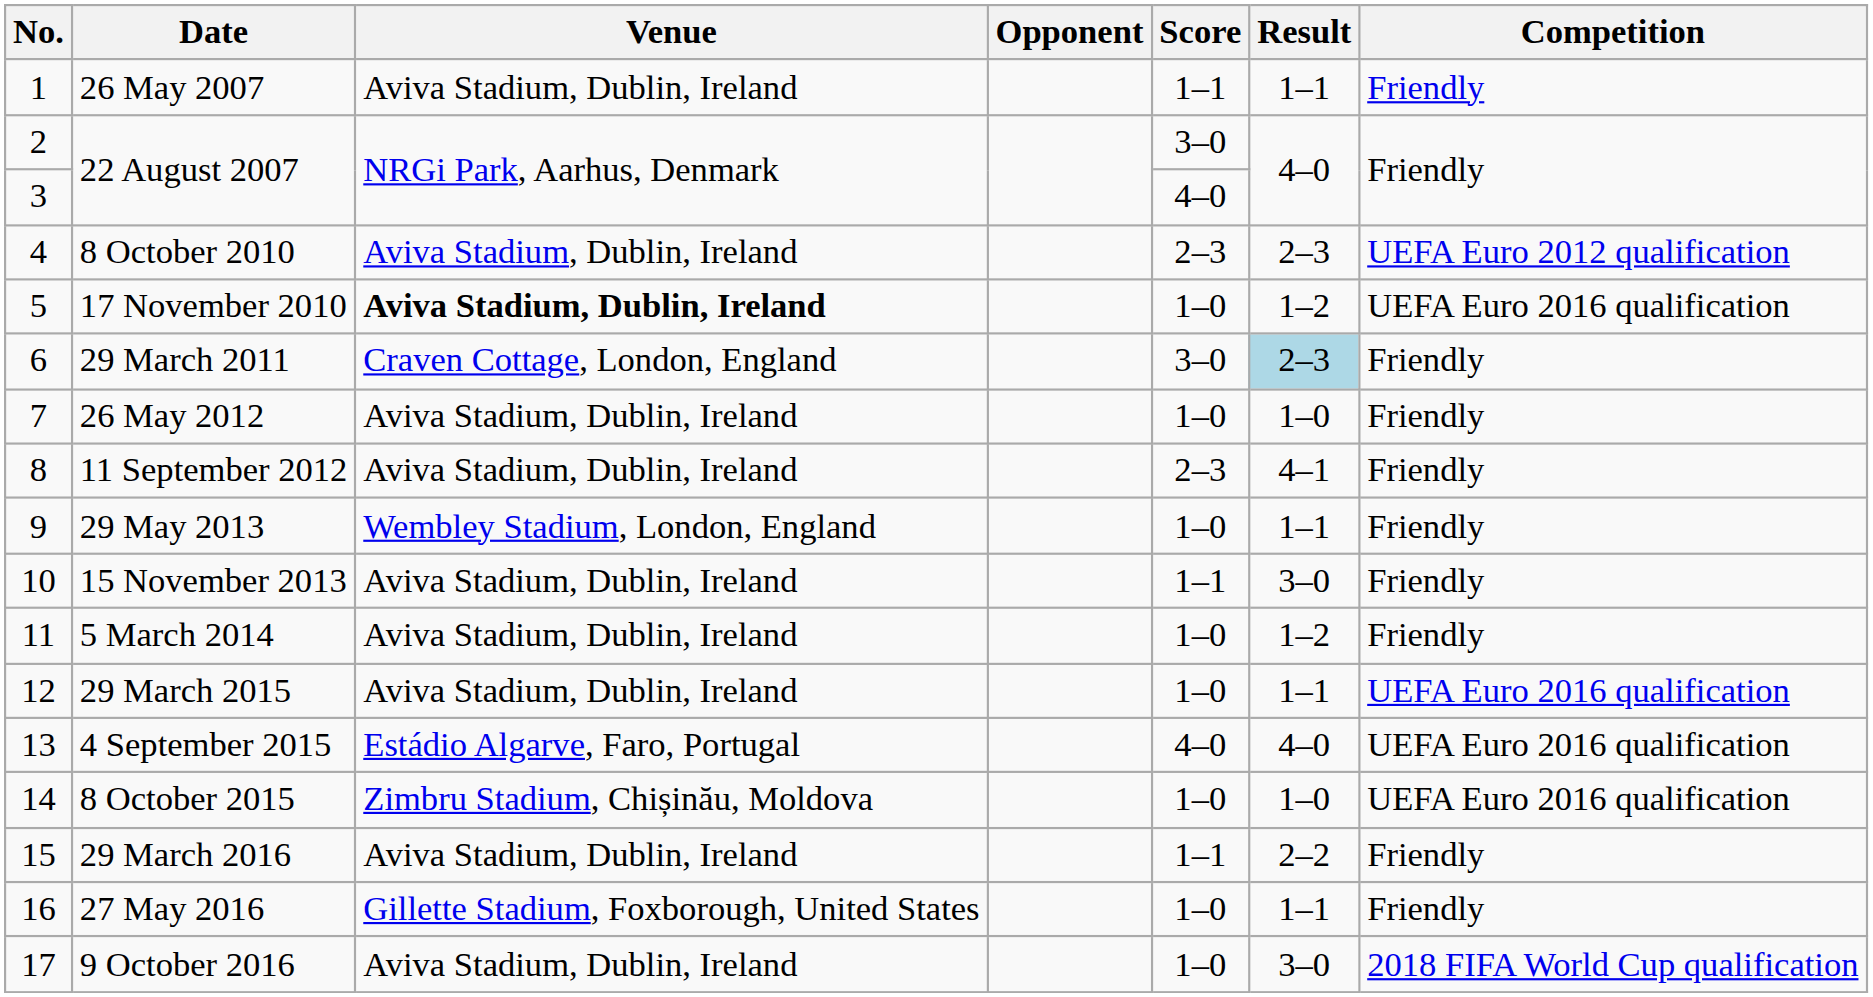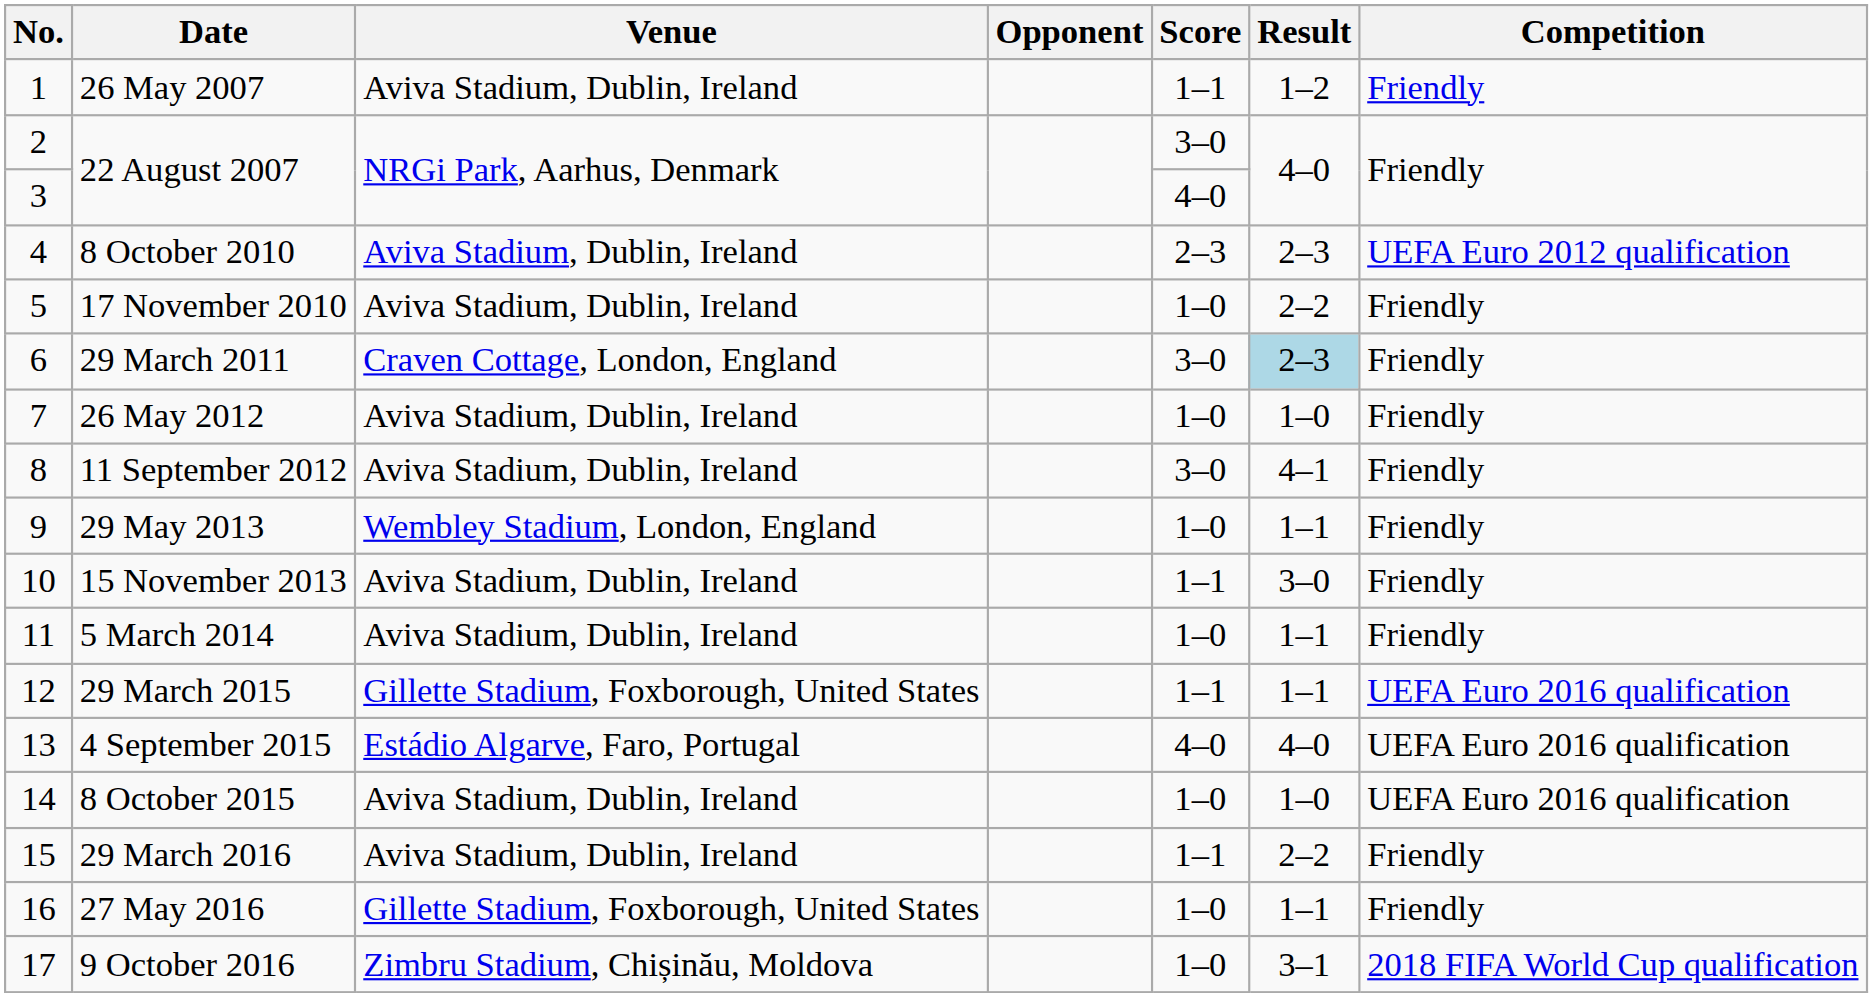(1304, 86) 1–1 -> (1304, 86) 1–2
(595, 305) bold -> (580, 305) normal
(1304, 305) 1–2 -> (1304, 305) 2–2
(1579, 305) UEFA Euro 2016 qualification -> (1426, 305) Friendly
(1200, 470) 2–3 -> (1200, 470) 3–0
(1304, 634) 1–2 -> (1304, 634) 1–1
(580, 689) Aviva Stadium, Dublin, Ireland -> (671, 689) Gillette Stadium, Foxborough, United States
(1200, 689) 1–0 -> (1200, 689) 1–1
(618, 799) Zimbru Stadium, Chișinău, Moldova -> (580, 799) Aviva Stadium, Dublin, Ireland
(580, 963) Aviva Stadium, Dublin, Ireland -> (618, 963) Zimbru Stadium, Chișinău, Moldova
(1304, 963) 3–0 -> (1304, 963) 3–1
